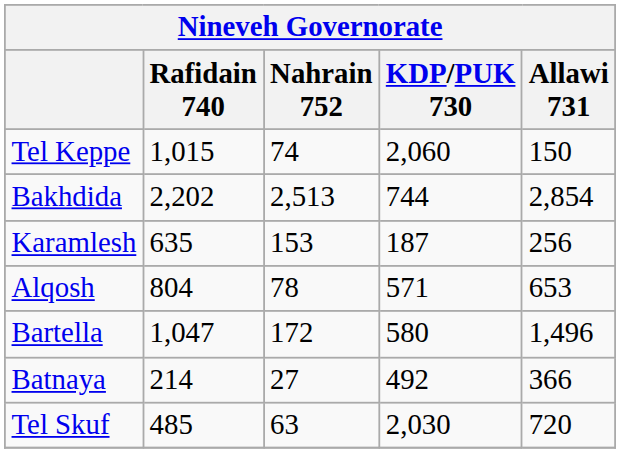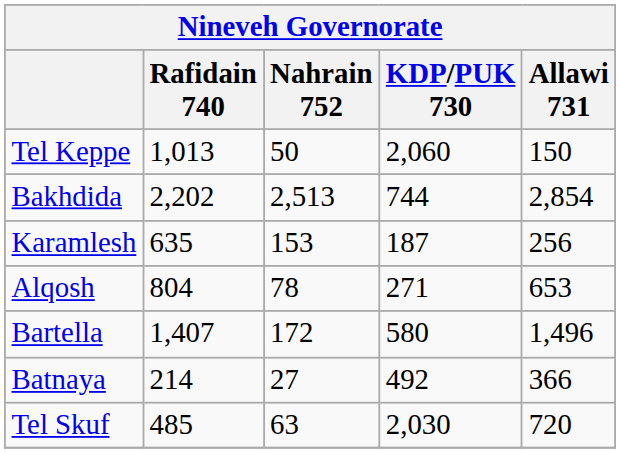(182, 151) 1,015 -> (182, 151) 1,013
(284, 151) 74 -> (284, 151) 50
(407, 288) 571 -> (407, 288) 271
(182, 333) 1,047 -> (182, 333) 1,407
